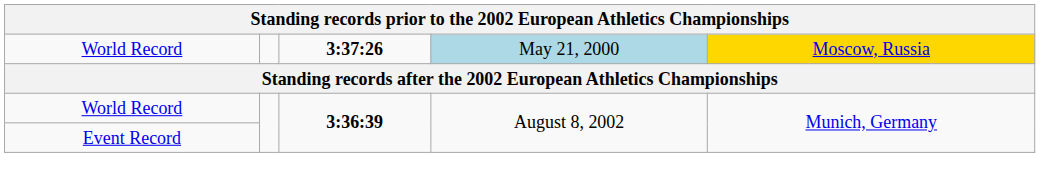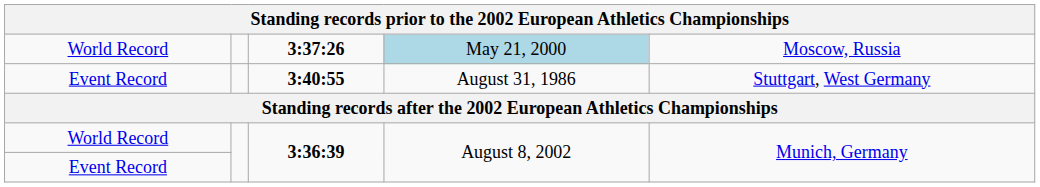(871, 48) gold background -> (842, 48) no background
+ row: (118, 78)
